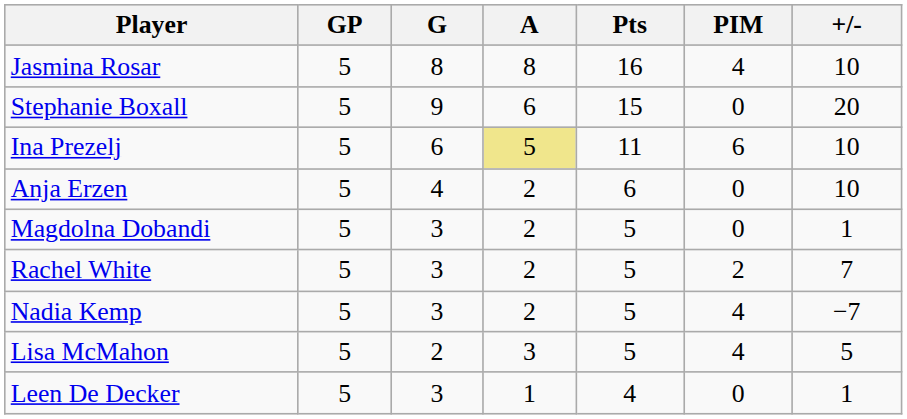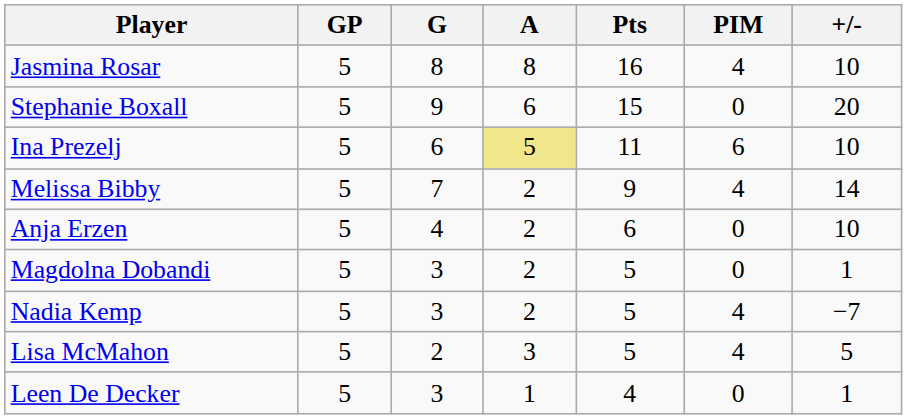+ row: (86, 188)
- row: (81, 270)
